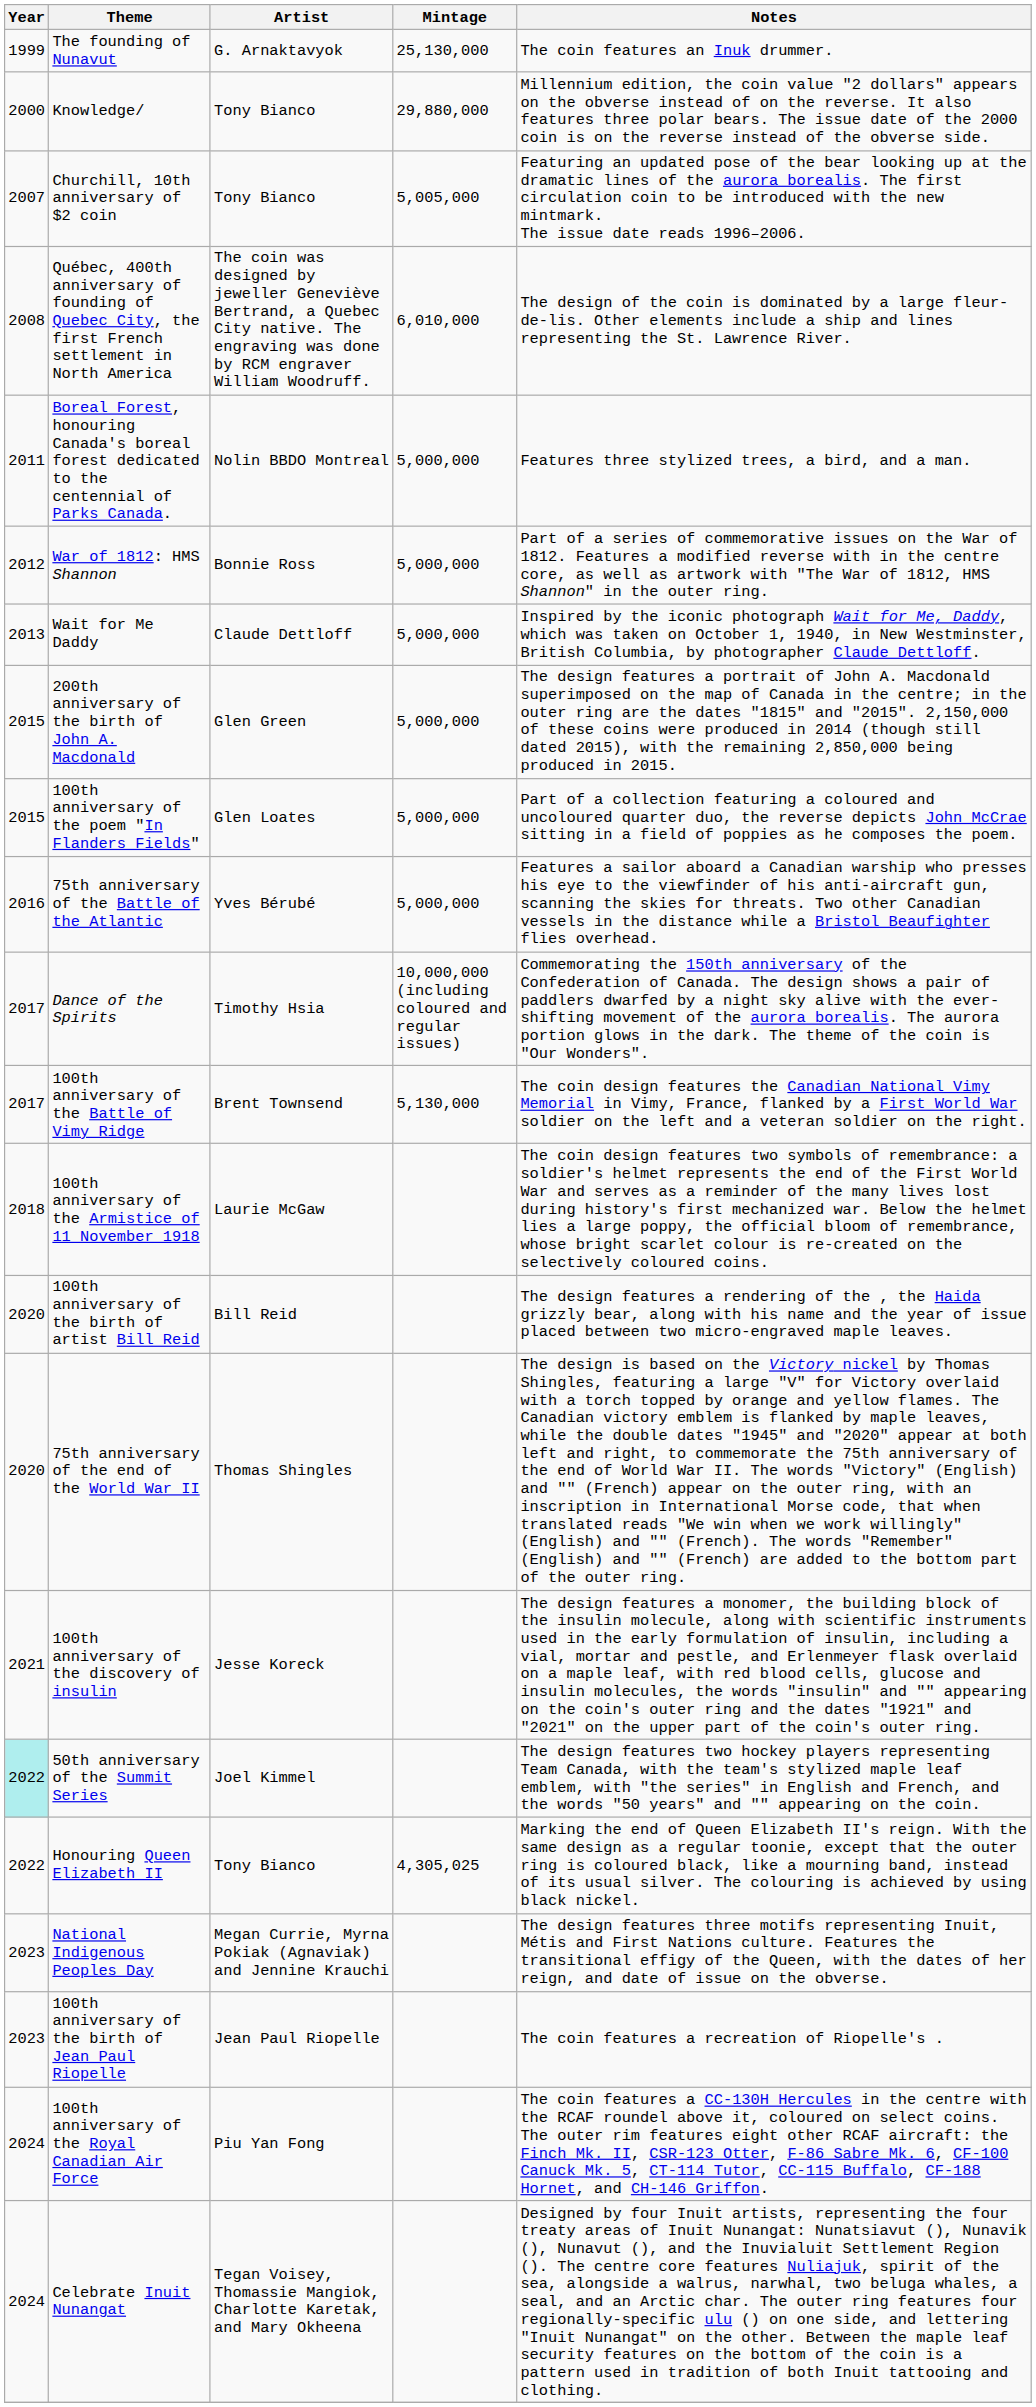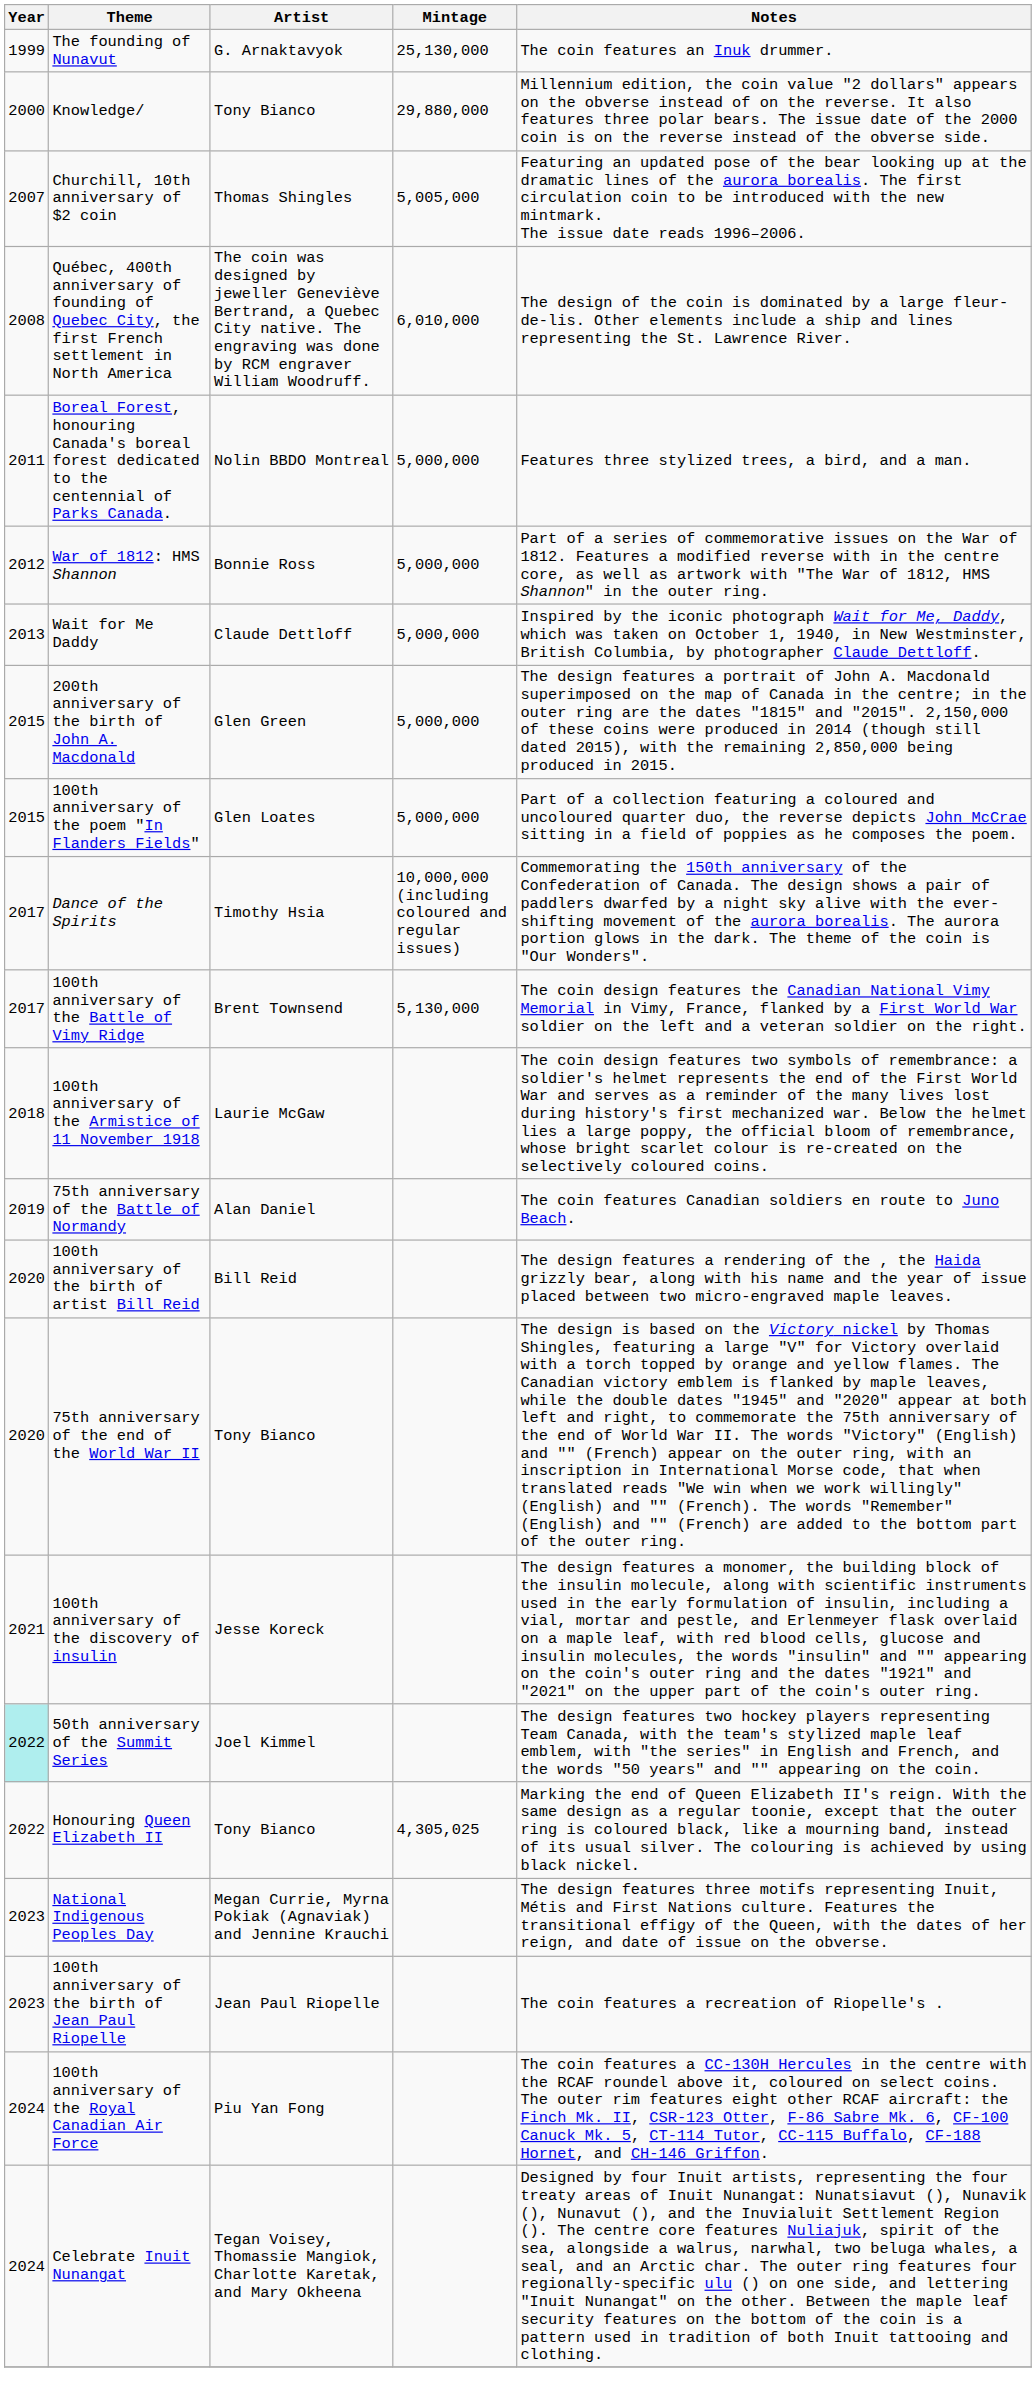(265, 198) Tony Bianco -> (283, 198) Thomas Shingles
- row: (126, 904)
+ row: (126, 1209)
(283, 1472) Thomas Shingles -> (265, 1436) Tony Bianco
